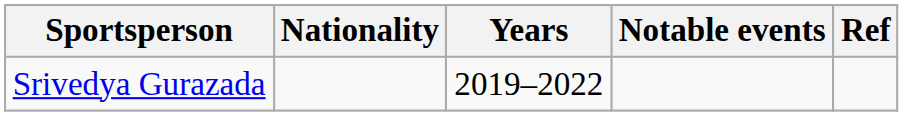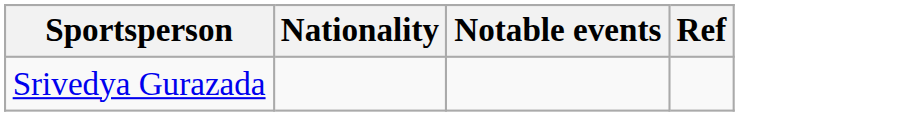- column: (529, 30)
